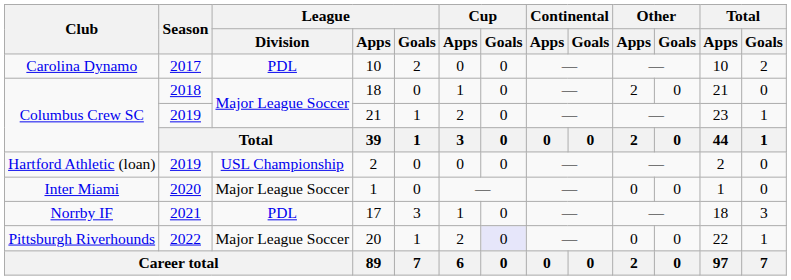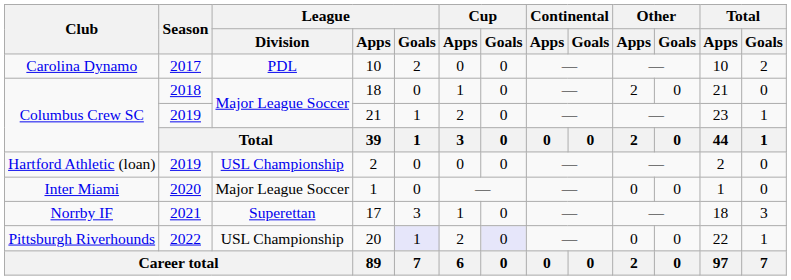(282, 213) PDL -> (282, 213) Superettan
(282, 238) Major League Soccer -> (282, 238) USL Championship
(417, 238) no background -> (417, 238) lavender background
